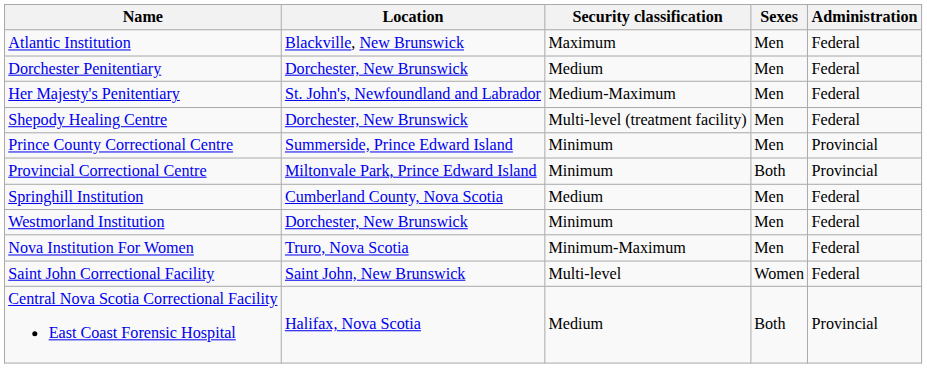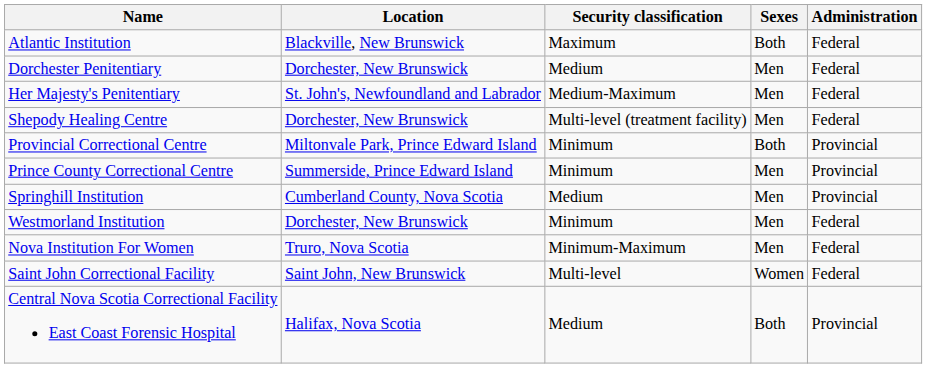(769, 42) Men -> (770, 42) Both
rows swapped: (107, 171) <-> (121, 145)
(836, 196) Federal -> (845, 196) Provincial
